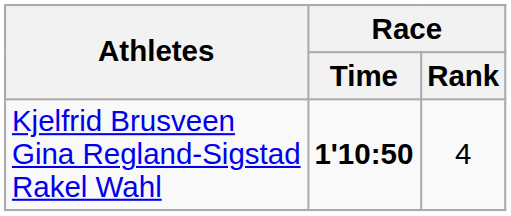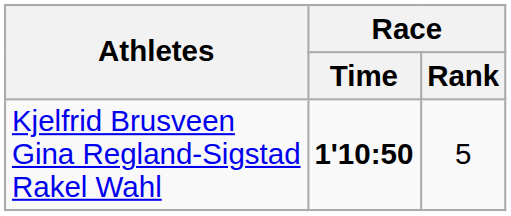(463, 155) 4 -> (463, 155) 5
